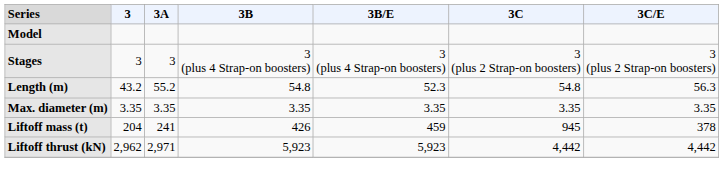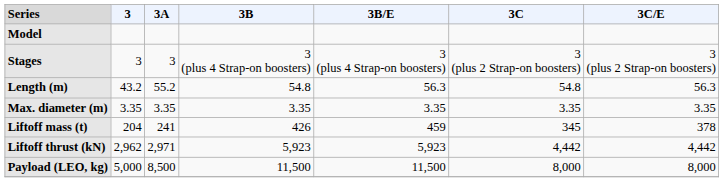(435, 87) 52.3 -> (435, 87) 56.3
(571, 127) 945 -> (571, 127) 345
+ row: (58, 166)
